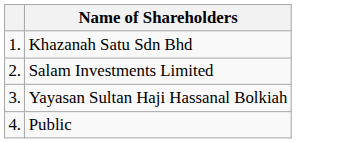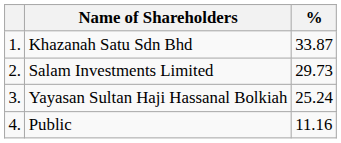+ column: (314, 17)
